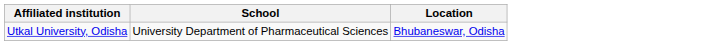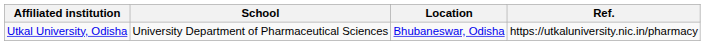+ column: (604, 13)
